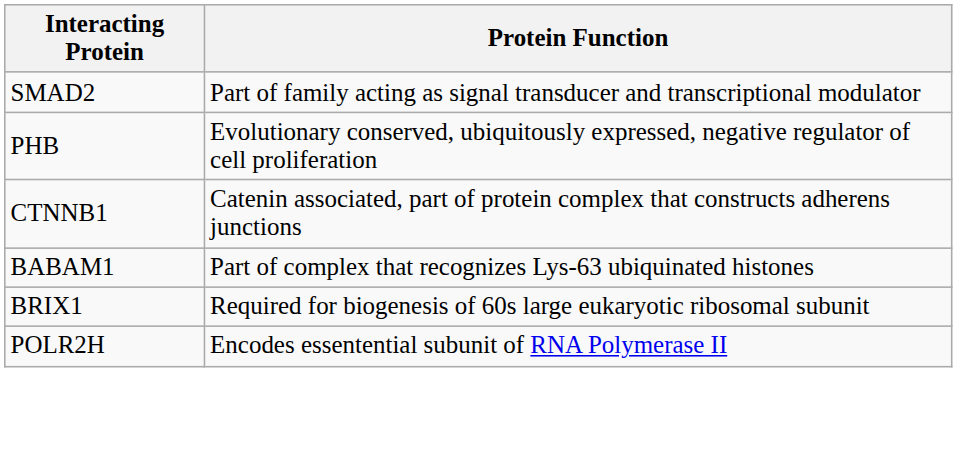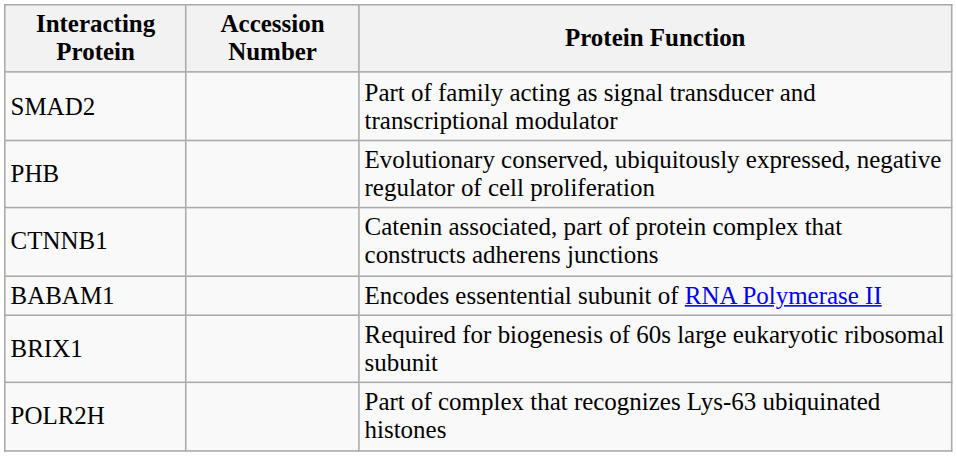+ column: (273, 38)
(512, 266) Part of complex that recognizes Lys-63 ubiquinated histones -> (623, 294) Encodes essentential subunit of RNA Polymerase II
(469, 346) Encodes essentential subunit of RNA Polymerase II -> (622, 416) Part of complex that recognizes Lys-63 ubiquinated histones
